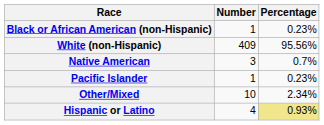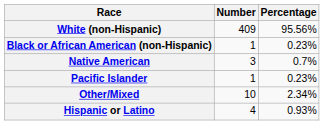rows swapped: (109, 45) <-> (109, 29)
(302, 111) khaki background -> (302, 111) no background
